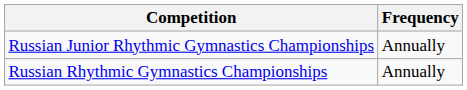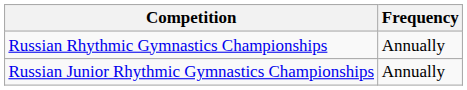rows swapped: (168, 71) <-> (191, 44)
